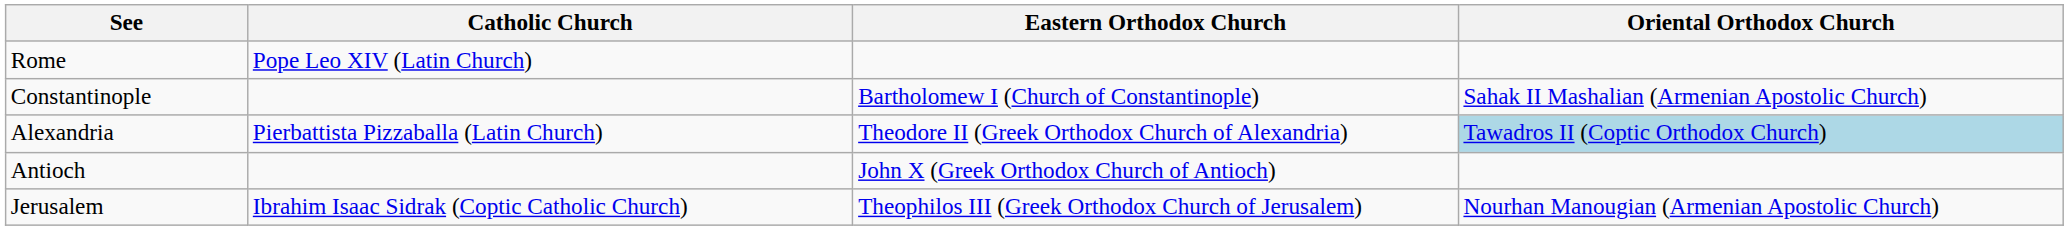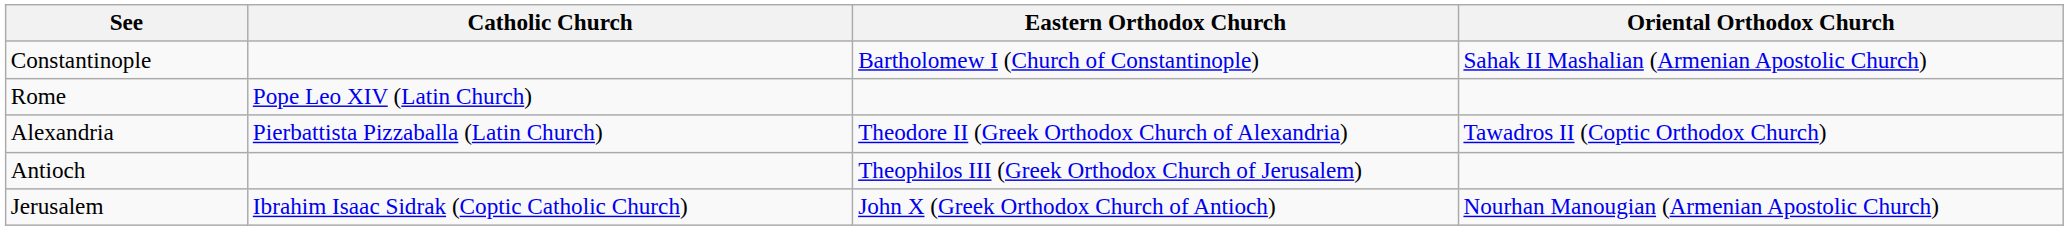rows swapped: (38, 59) <-> (81, 96)
(1645, 133) lightblue background -> (1645, 133) no background
(1067, 170) John X (Greek Orthodox Church of Antioch) -> (1110, 170) Theophilos III (Greek Orthodox Church of Jerusalem)
(1110, 206) Theophilos III (Greek Orthodox Church of Jerusalem) -> (1067, 206) John X (Greek Orthodox Church of Antioch)
